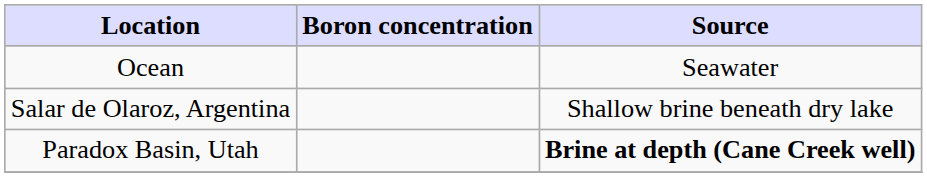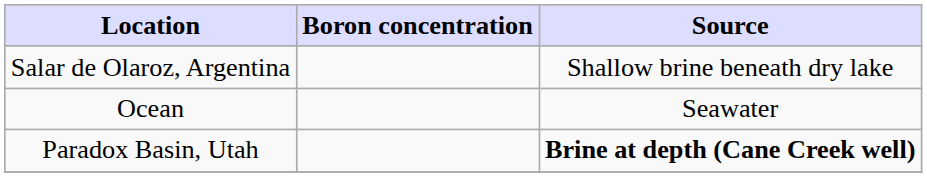rows swapped: (151, 66) <-> (151, 108)
